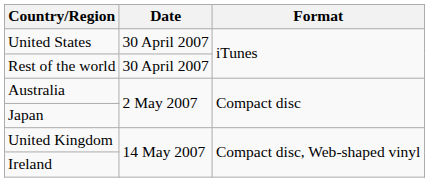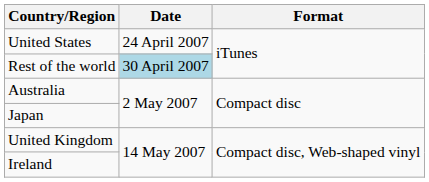(166, 41) 30 April 2007 -> (166, 41) 24 April 2007
(166, 66) no background -> (166, 66) lightblue background
